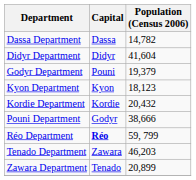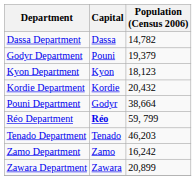- row: (43, 55)
(142, 119) 38,666 -> (142, 103) 38,664
(107, 151) Zawara -> (106, 135) Tenado
+ row: (43, 151)
(106, 167) Tenado -> (107, 167) Zawara
